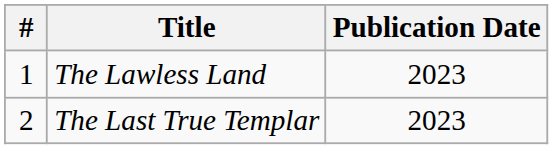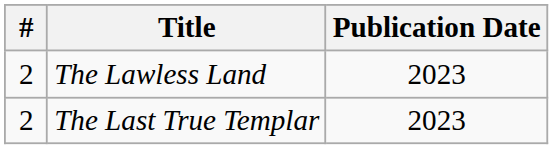(26, 73) 1 -> (26, 73) 2
